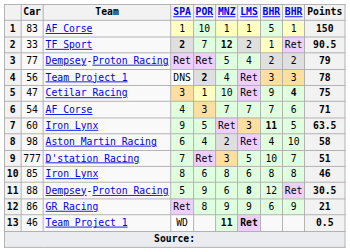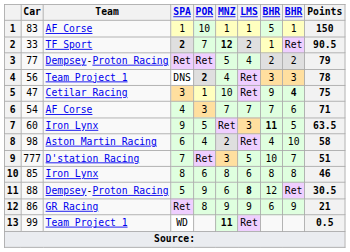(32, 223) 46 -> (32, 223) 99
(249, 223) bold -> (249, 223) normal
